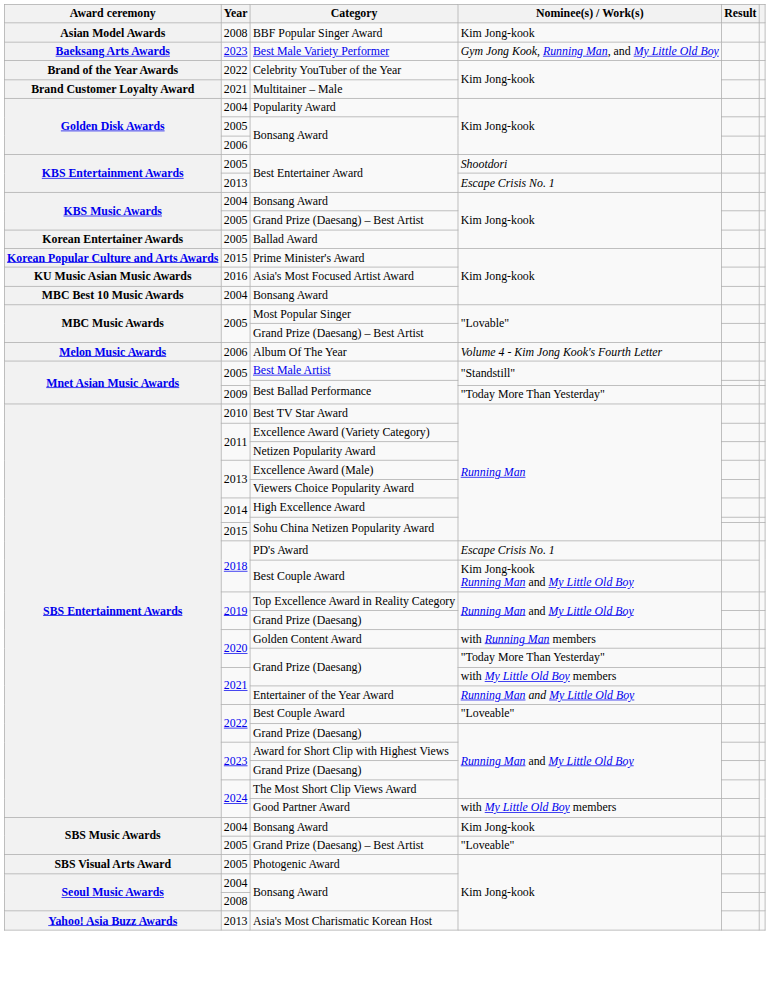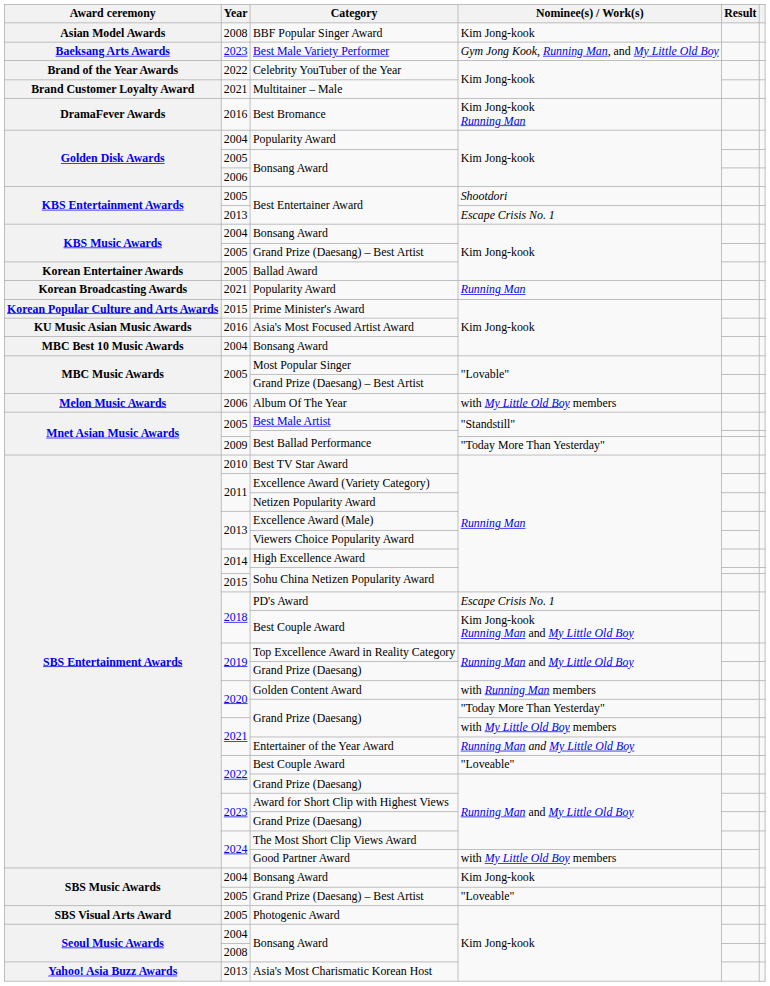+ row: (236, 114)
+ row: (236, 290)
(561, 351) Volume 4 - Kim Jong Kook's Fourth Letter -> (538, 402) with My Little Old Boy members
